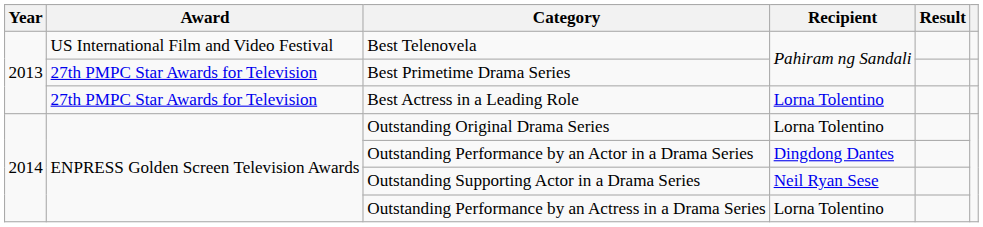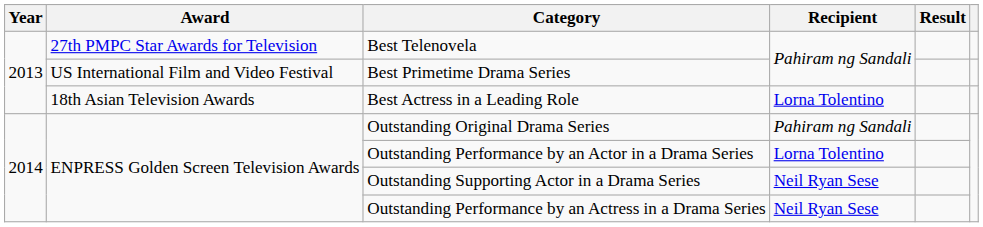(192, 45) US International Film and Video Festival -> (184, 45) 27th PMPC Star Awards for Television
(184, 72) 27th PMPC Star Awards for Television -> (192, 72) US International Film and Video Festival
(184, 99) 27th PMPC Star Awards for Television -> (152, 99) 18th Asian Television Awards
(829, 126) Lorna Tolentino -> (843, 126) Pahiram ng Sandali
(834, 153) Dingdong Dantes -> (829, 153) Lorna Tolentino
(829, 208) Lorna Tolentino -> (826, 208) Neil Ryan Sese
